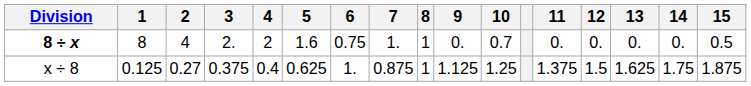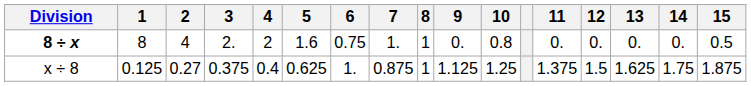(501, 42) 0.7 -> (501, 42) 0.8
